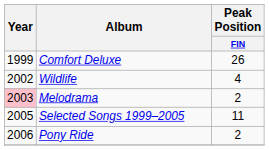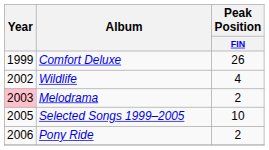(238, 116) 11 -> (238, 116) 10
